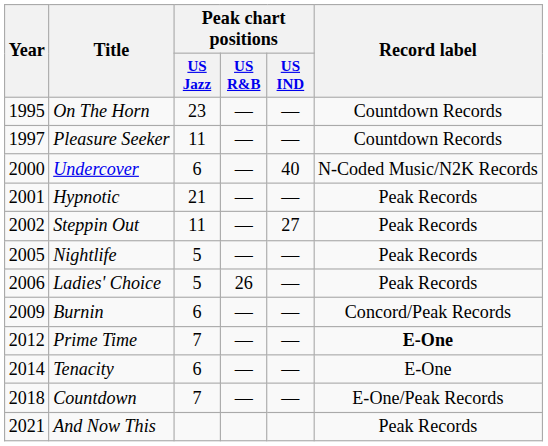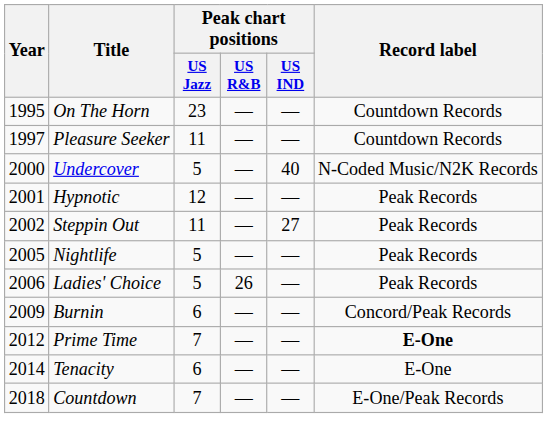(197, 168) 6 -> (197, 168) 5
(197, 197) 21 -> (197, 197) 12
- row: (104, 426)
